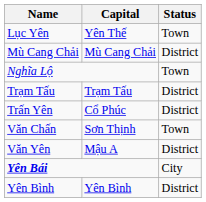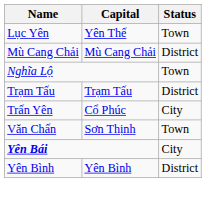(180, 110) District -> (172, 110) City
- row: (29, 149)
